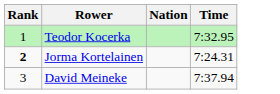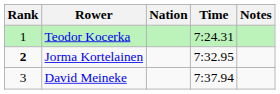+ column: (256, 15)
(214, 36) 7:32.95 -> (214, 36) 7:24.31
(214, 57) 7:24.31 -> (214, 57) 7:32.95
